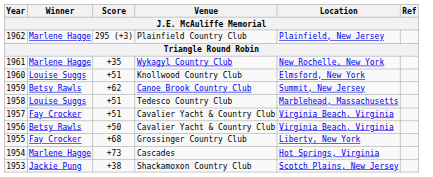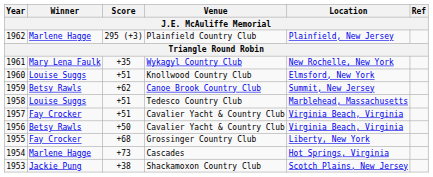(60, 62) Marlene Hagge -> (65, 62) Mary Lena Faulk
